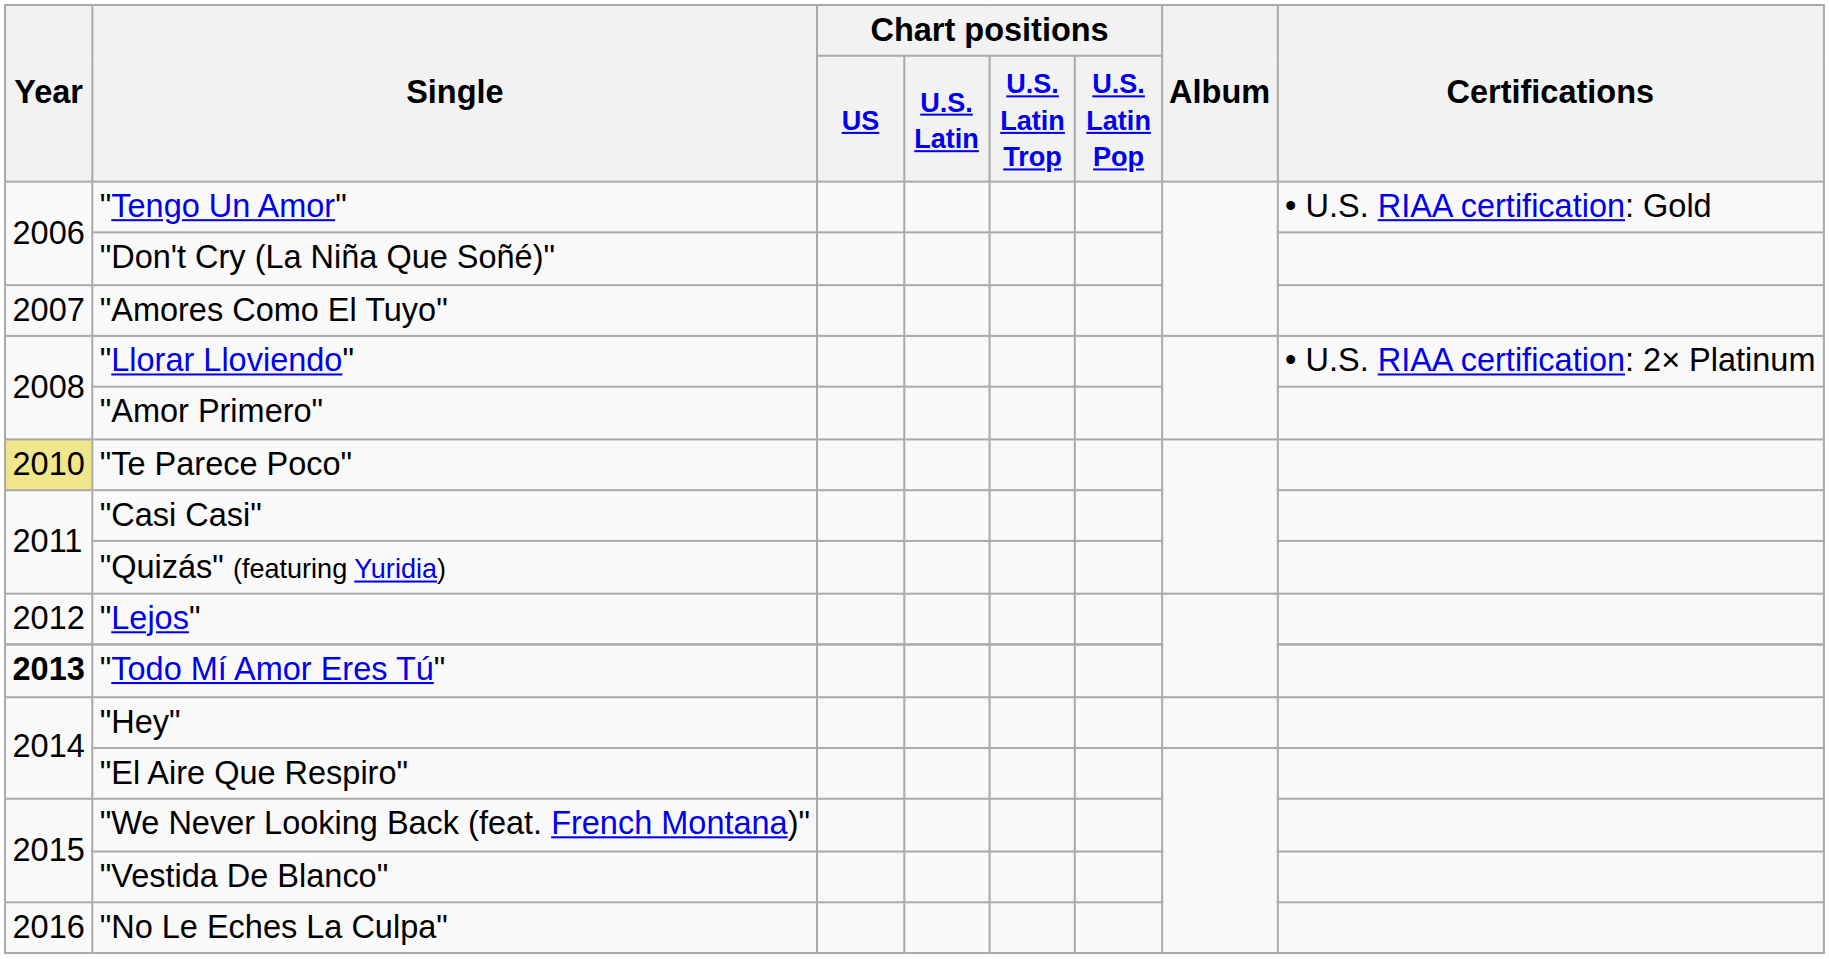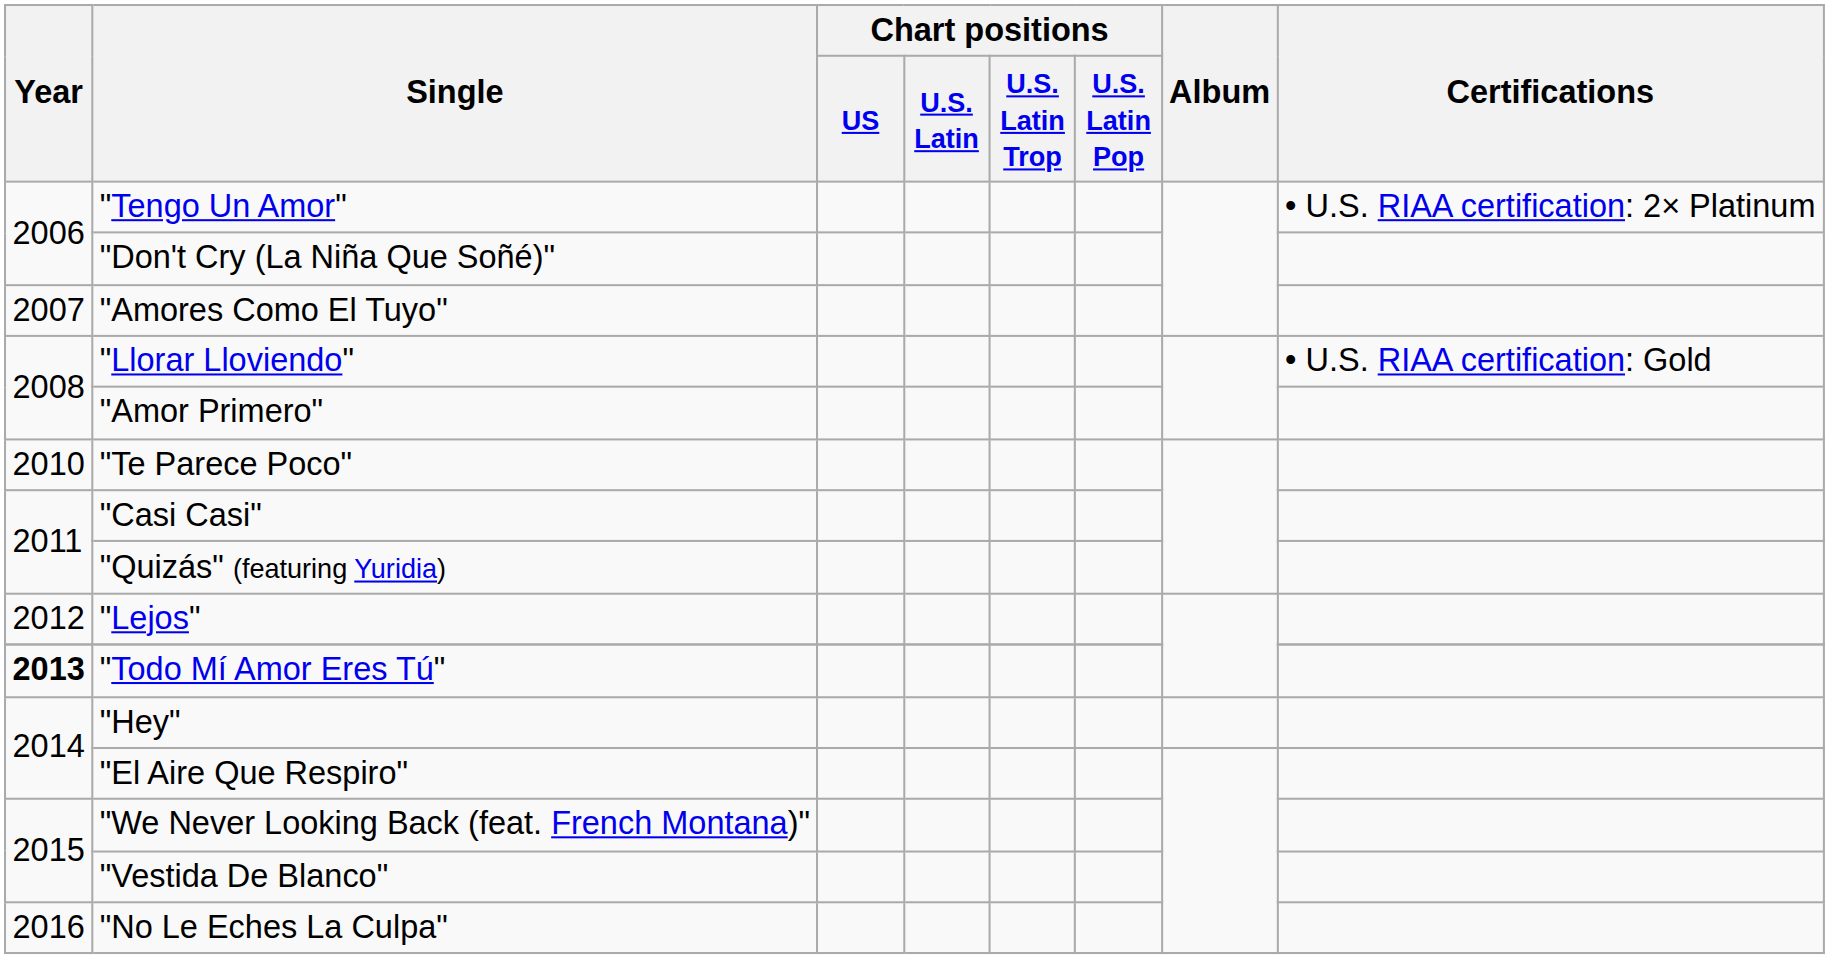(1498, 206) • U.S. RIAA certification: Gold -> (1550, 206) • U.S. RIAA certification: 2× Platinum
(1550, 360) • U.S. RIAA certification: 2× Platinum -> (1498, 360) • U.S. RIAA certification: Gold
(49, 463) khaki background -> (49, 463) no background
